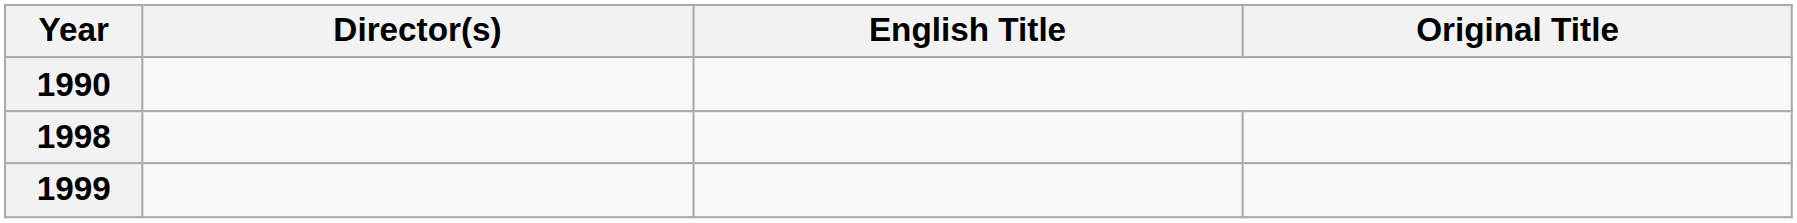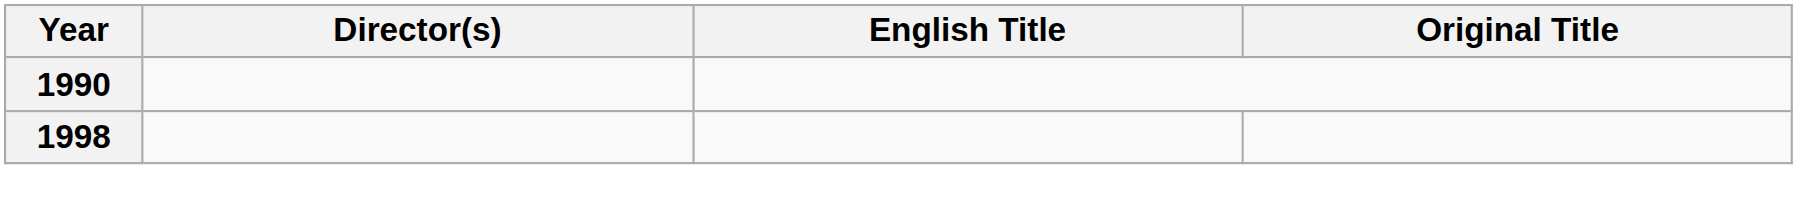- row: (74, 189)
